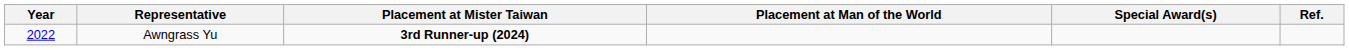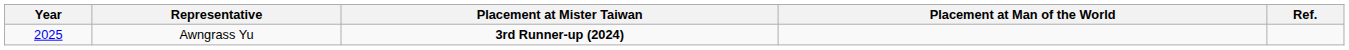- column: (1166, 14)
(41, 34) 2022 -> (48, 34) 2025
